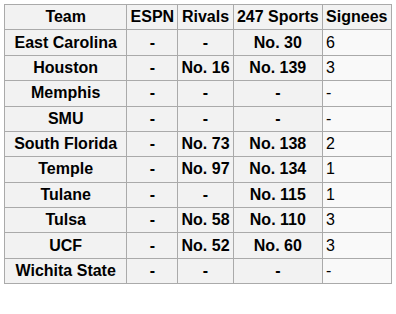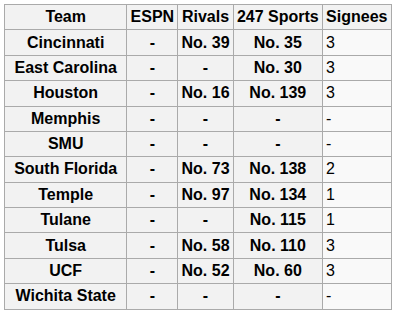+ row: (66, 42)
(331, 42) 6 -> (331, 67) 3
